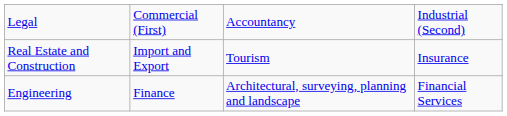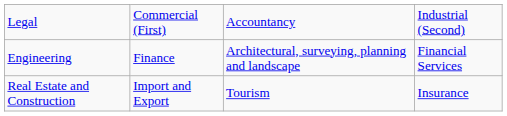rows swapped: (39, 93) <-> (48, 57)
